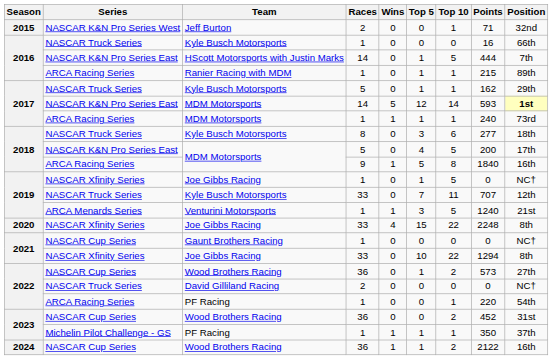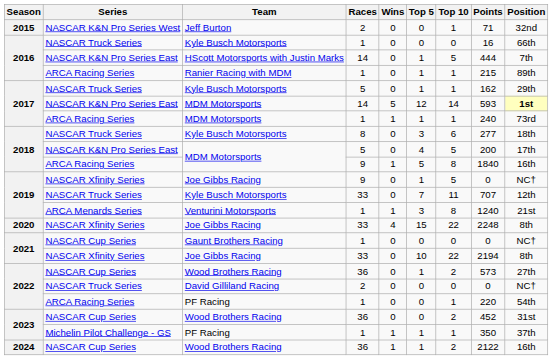(363, 180) 1 -> (363, 180) 9
(454, 210) 5 -> (454, 210) 8
(488, 256) 1294 -> (488, 256) 2194
